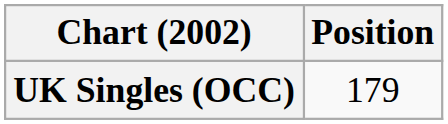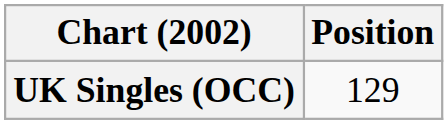(373, 89) 179 -> (373, 89) 129
